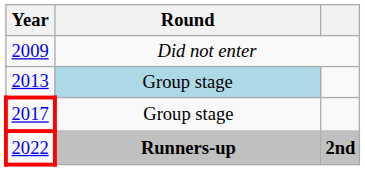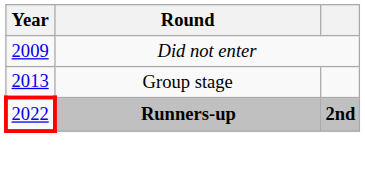(188, 82) lightblue background -> (188, 82) no background
- row: (30, 114)
